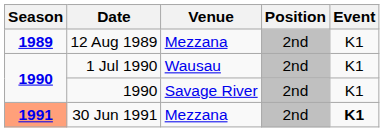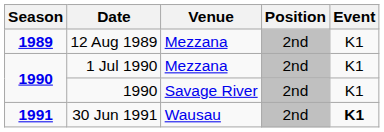(193, 66) Wausau -> (196, 66) Mezzana
(36, 115) lightsalmon background -> (36, 115) no background
(196, 115) Mezzana -> (193, 115) Wausau
